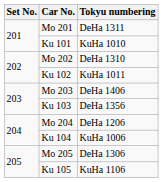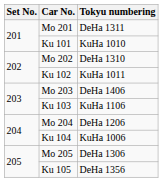(102, 106) DeHa 1356 -> (102, 106) KuHa 1106
(102, 169) KuHa 1106 -> (102, 169) DeHa 1356
